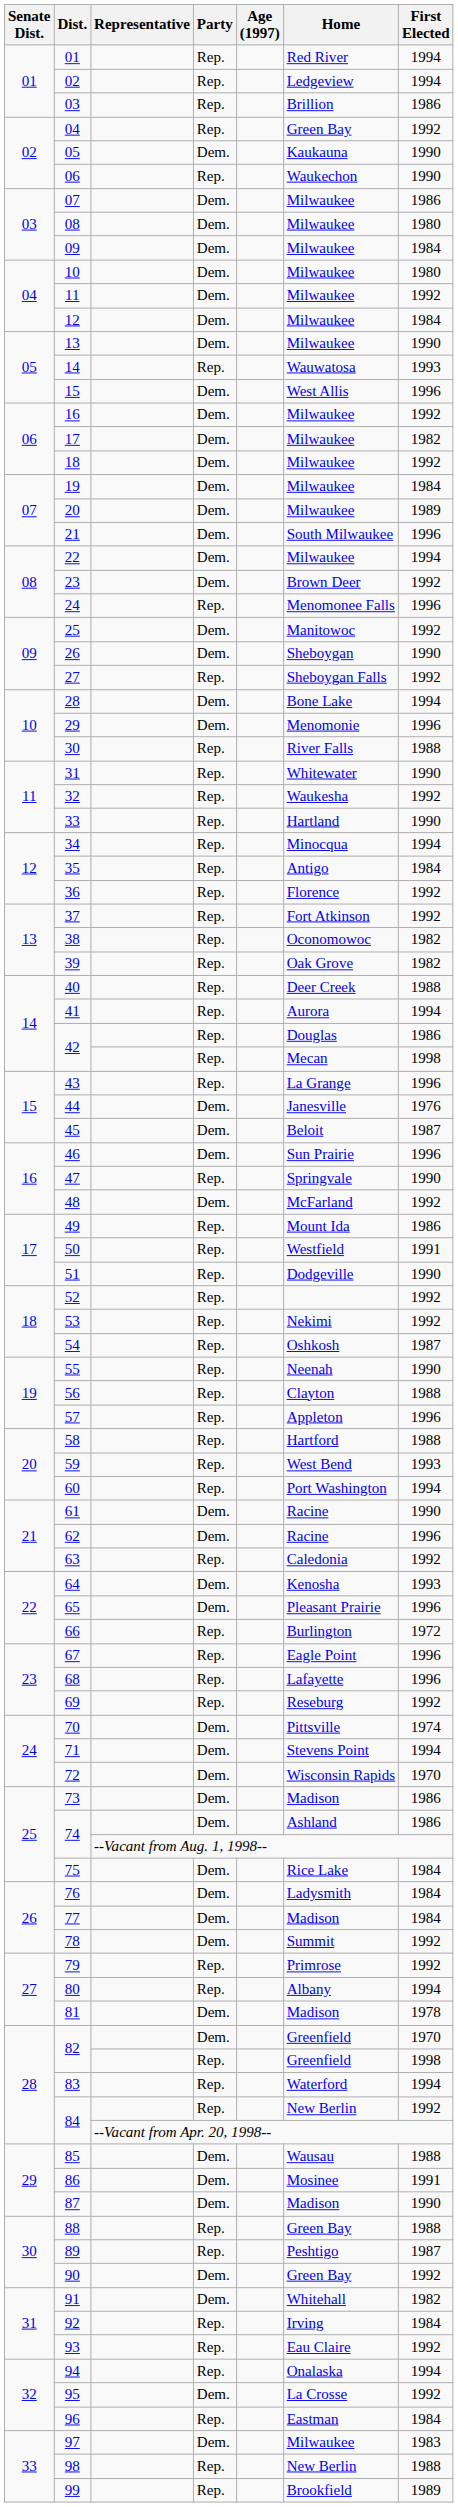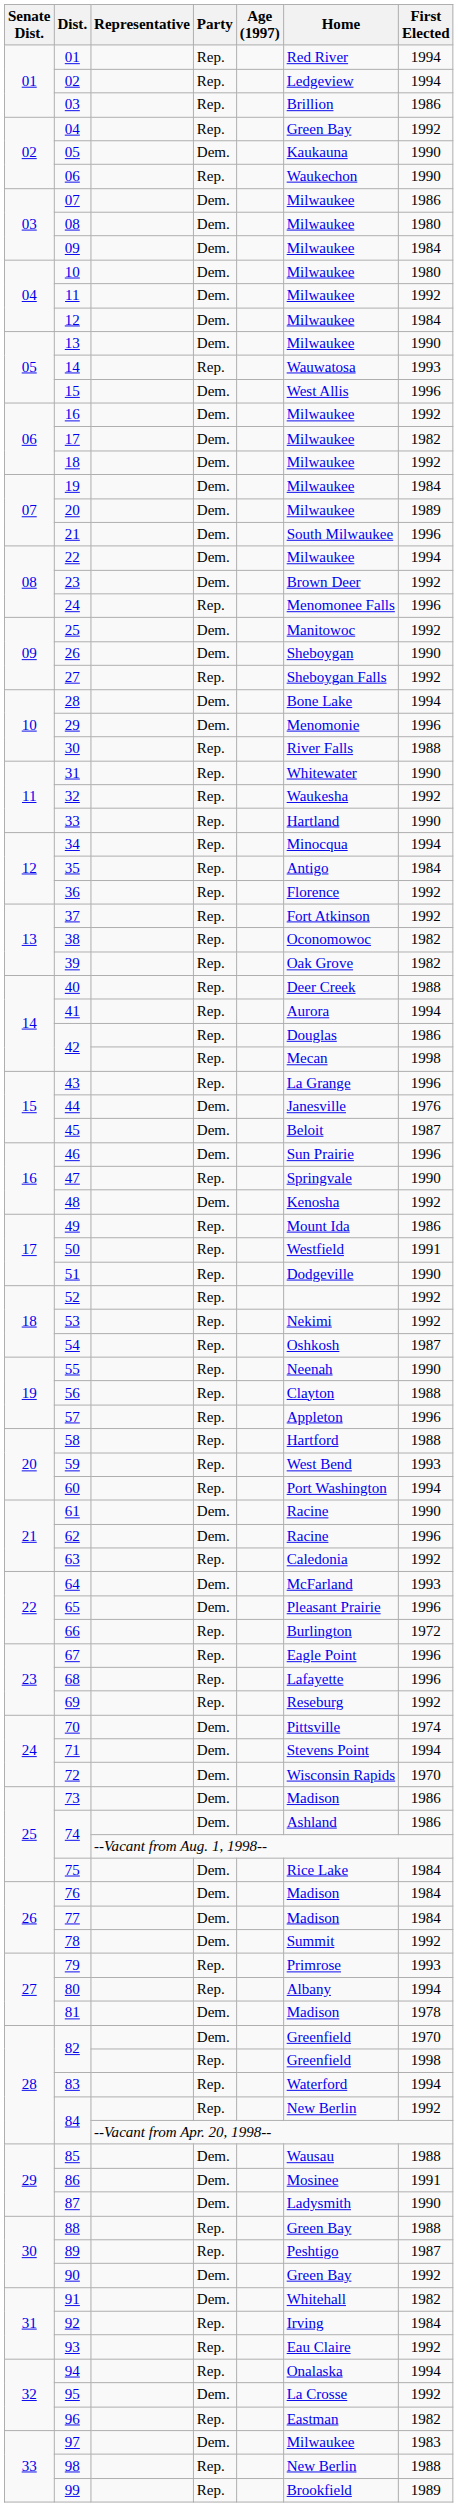(320, 1202) McFarland -> (313, 1202) Kenosha
(313, 1583) Kenosha -> (320, 1583) McFarland
(319, 1893) Ladysmith -> (313, 1893) Madison
(426, 1965) 1992 -> (426, 1965) 1993
(313, 2203) Madison -> (319, 2203) Ladysmith
(426, 2418) 1984 -> (426, 2418) 1982
